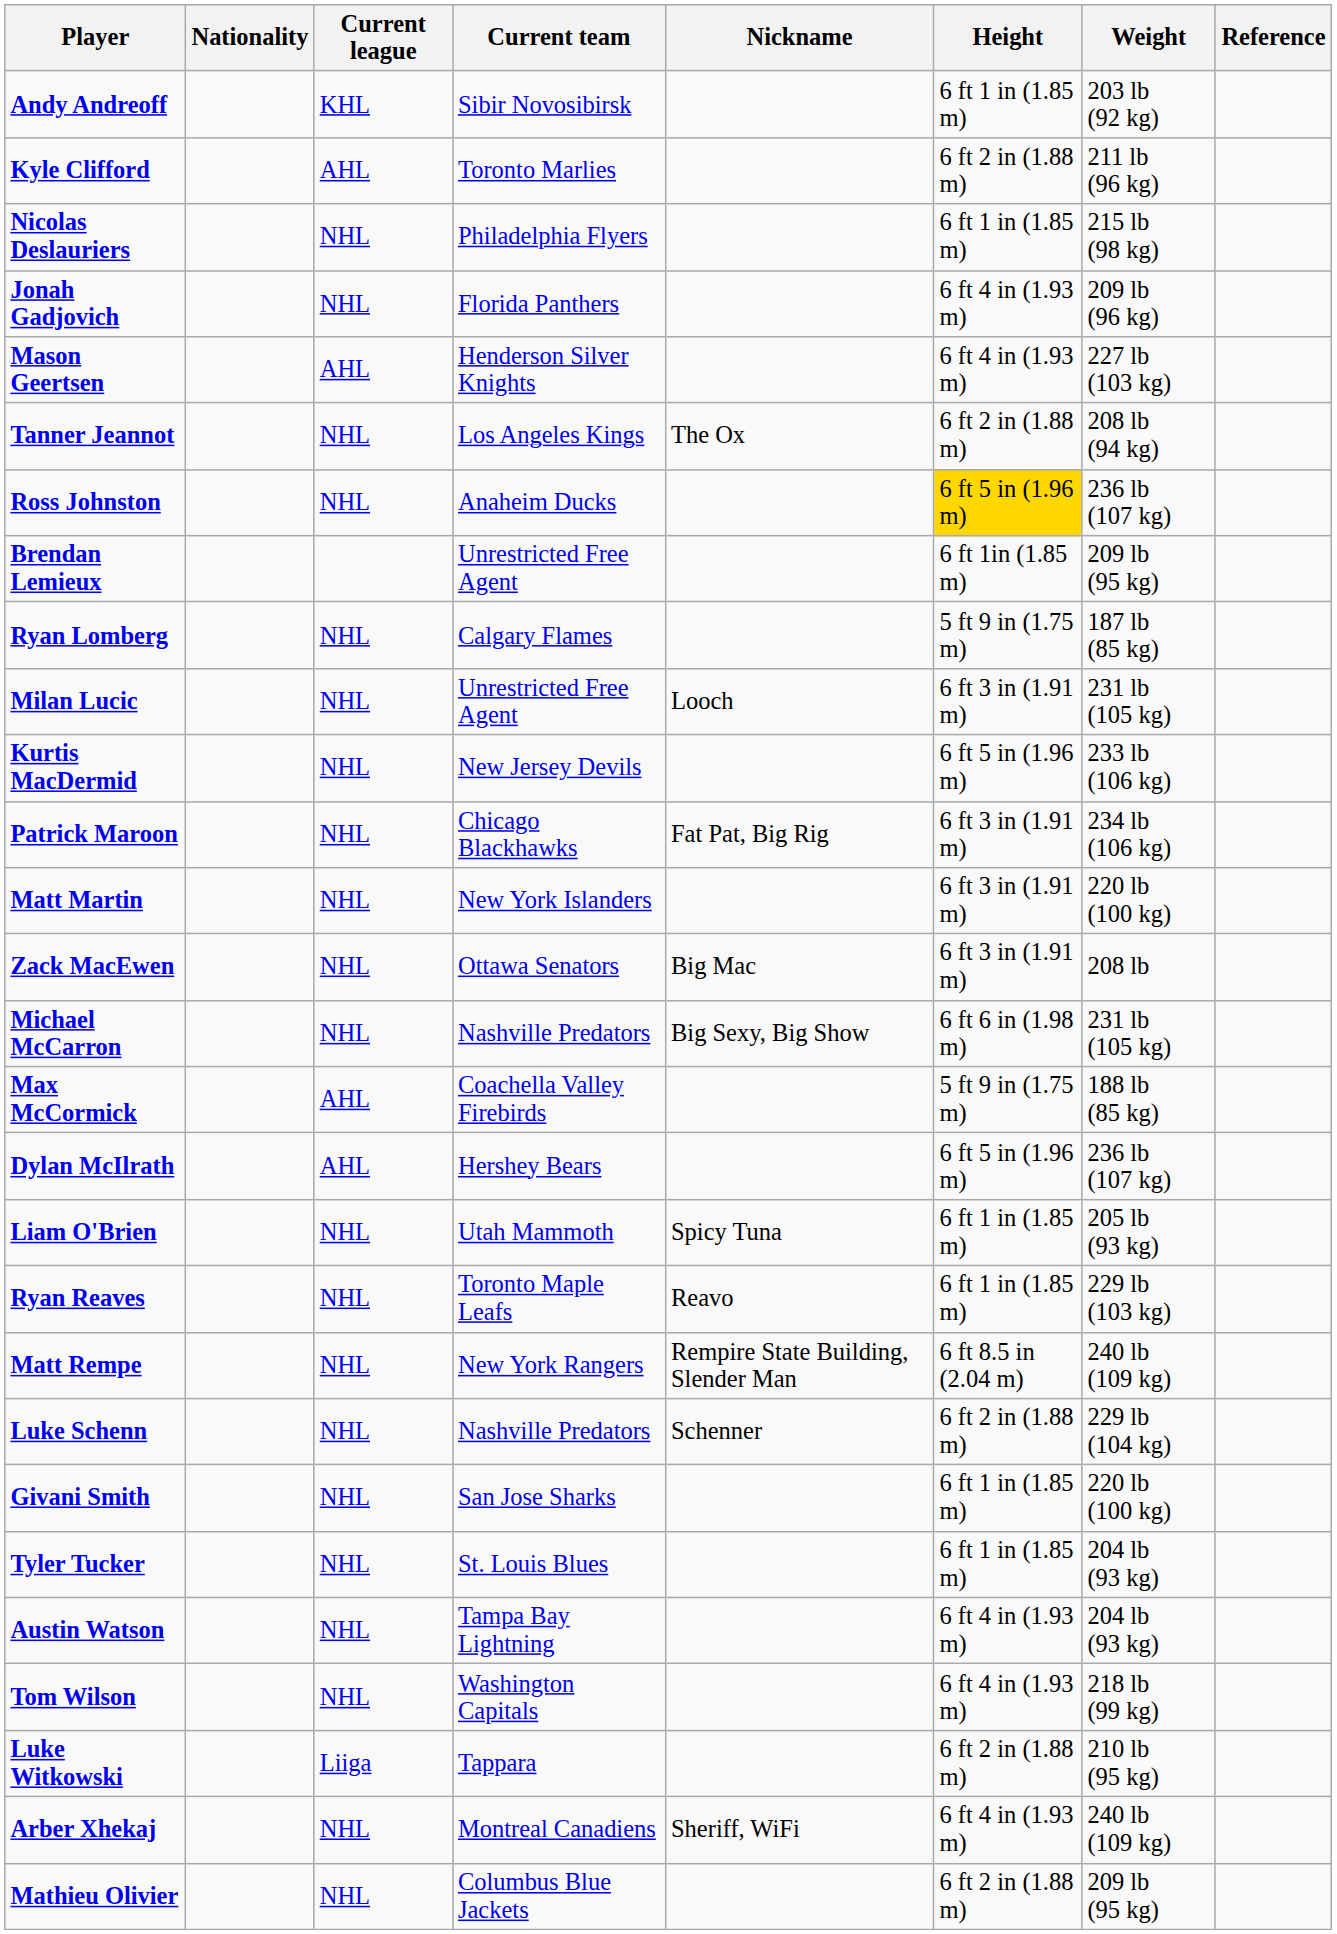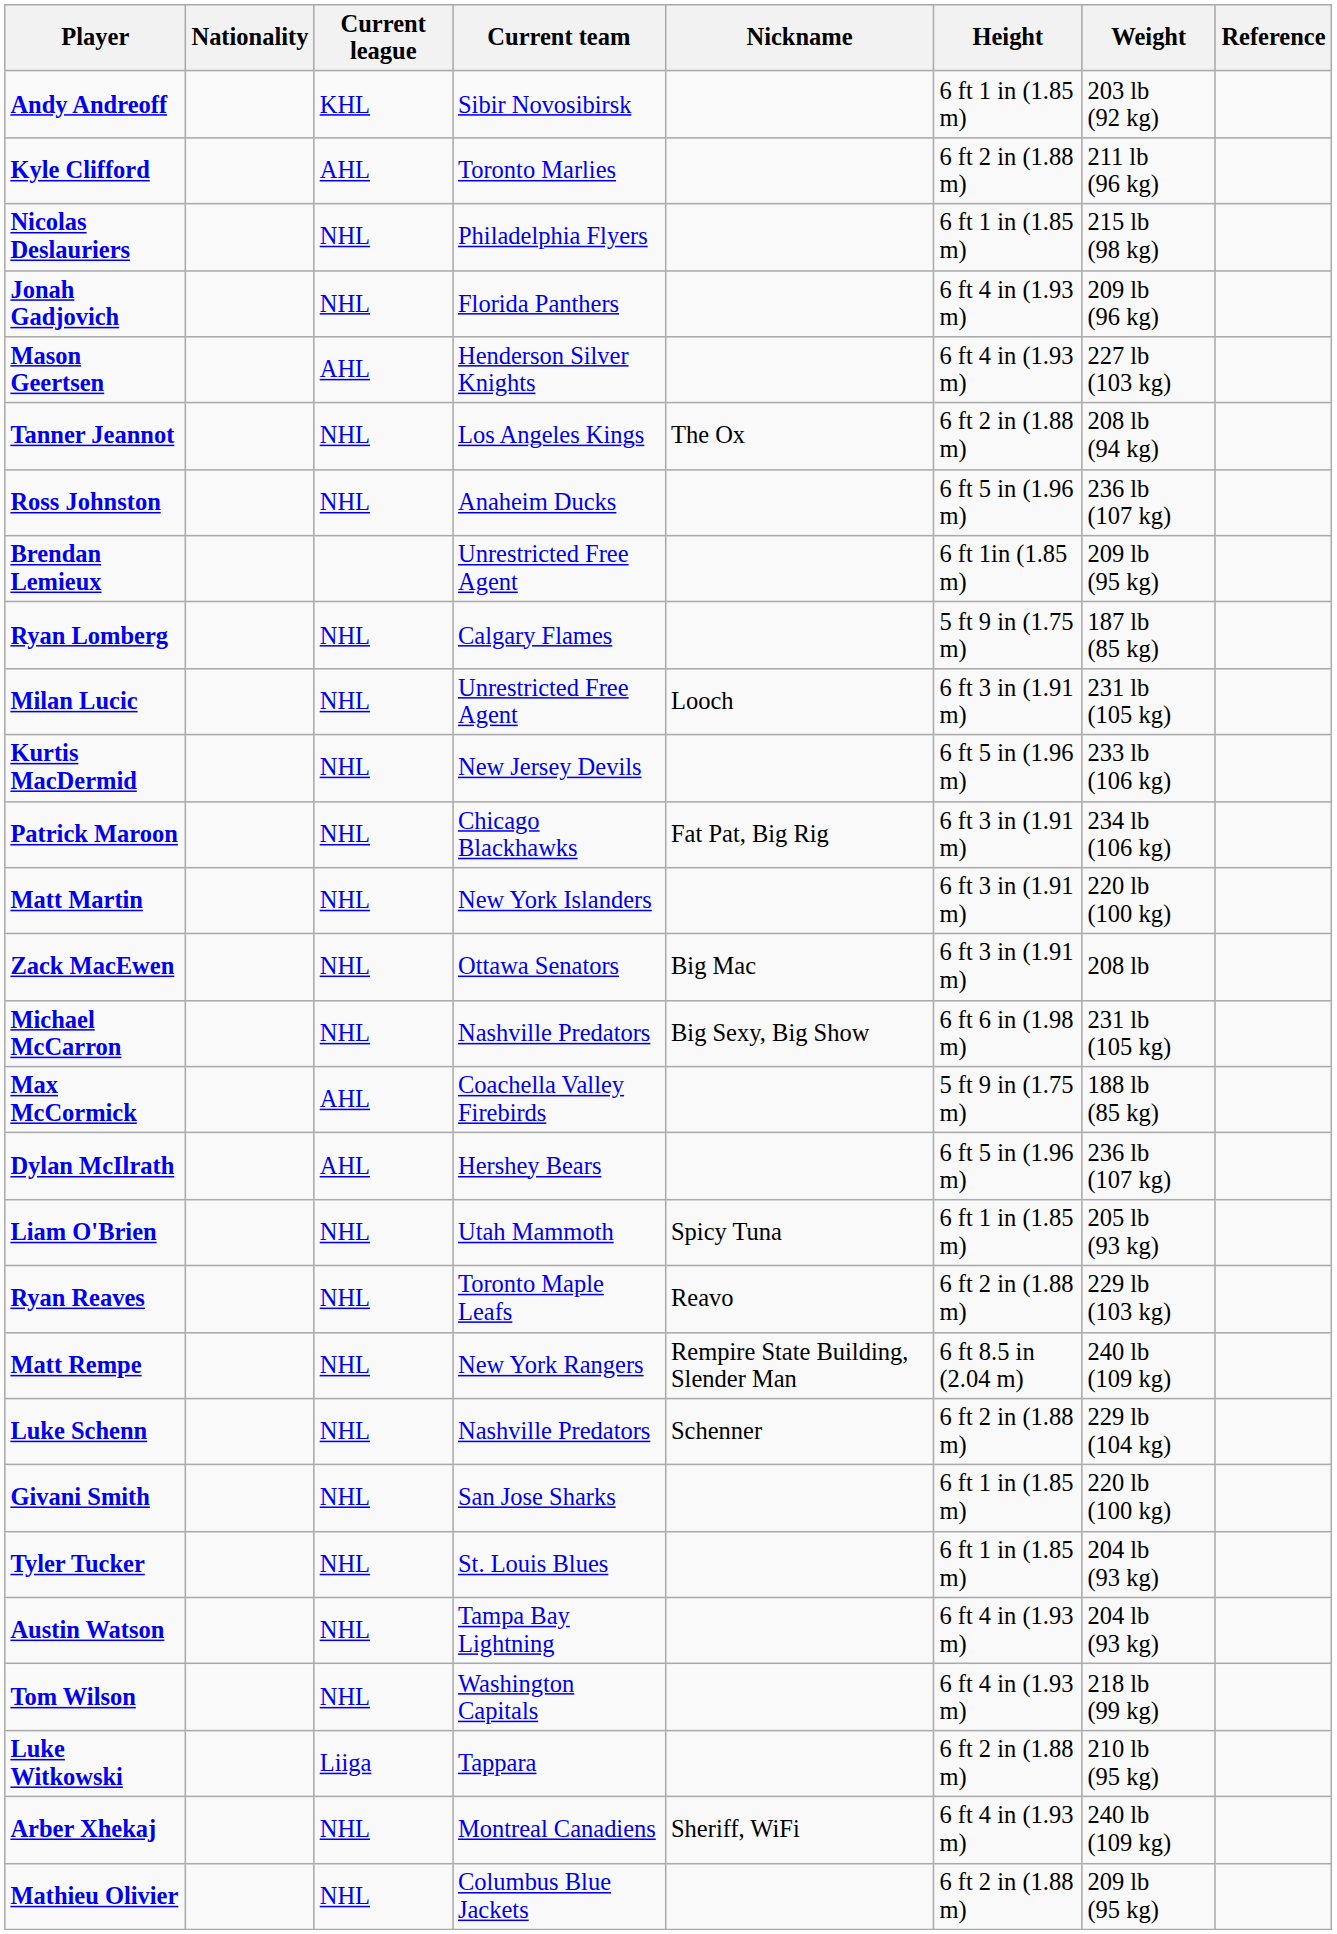(1006, 502) gold background -> (1006, 502) no background
(1006, 1298) 6 ft 1 in (1.85 m) -> (1006, 1298) 6 ft 2 in (1.88 m)
